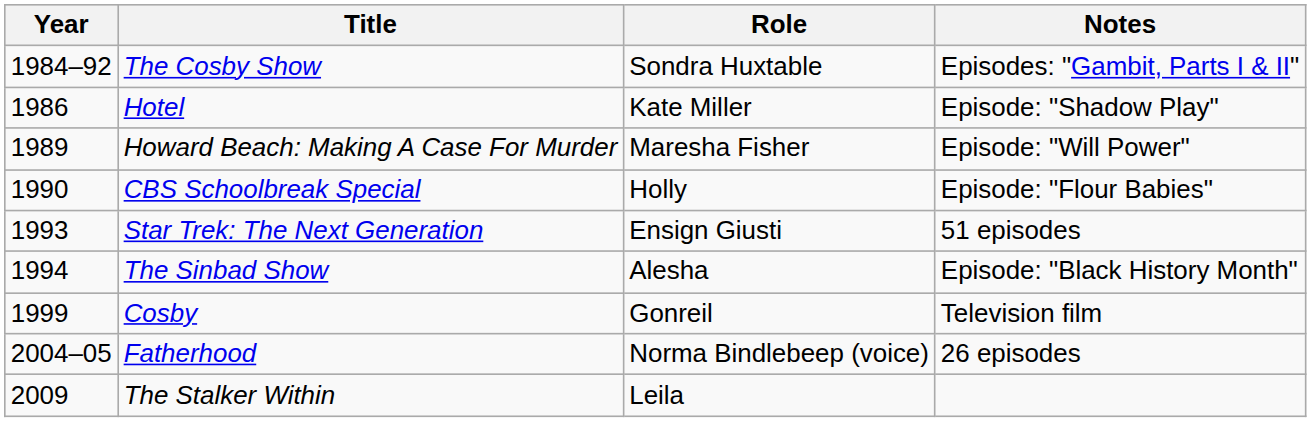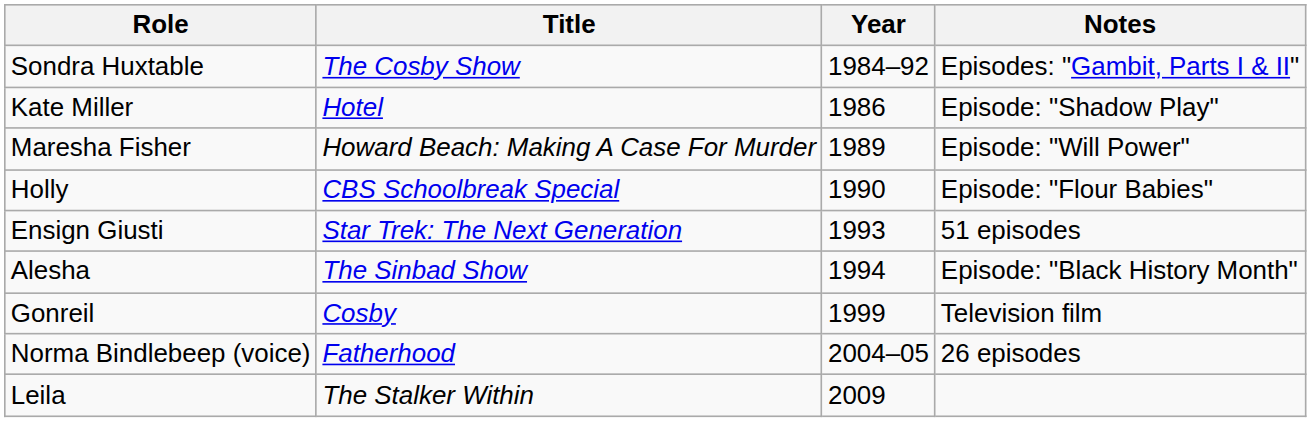columns swapped: (61, 25) <-> (779, 25)
